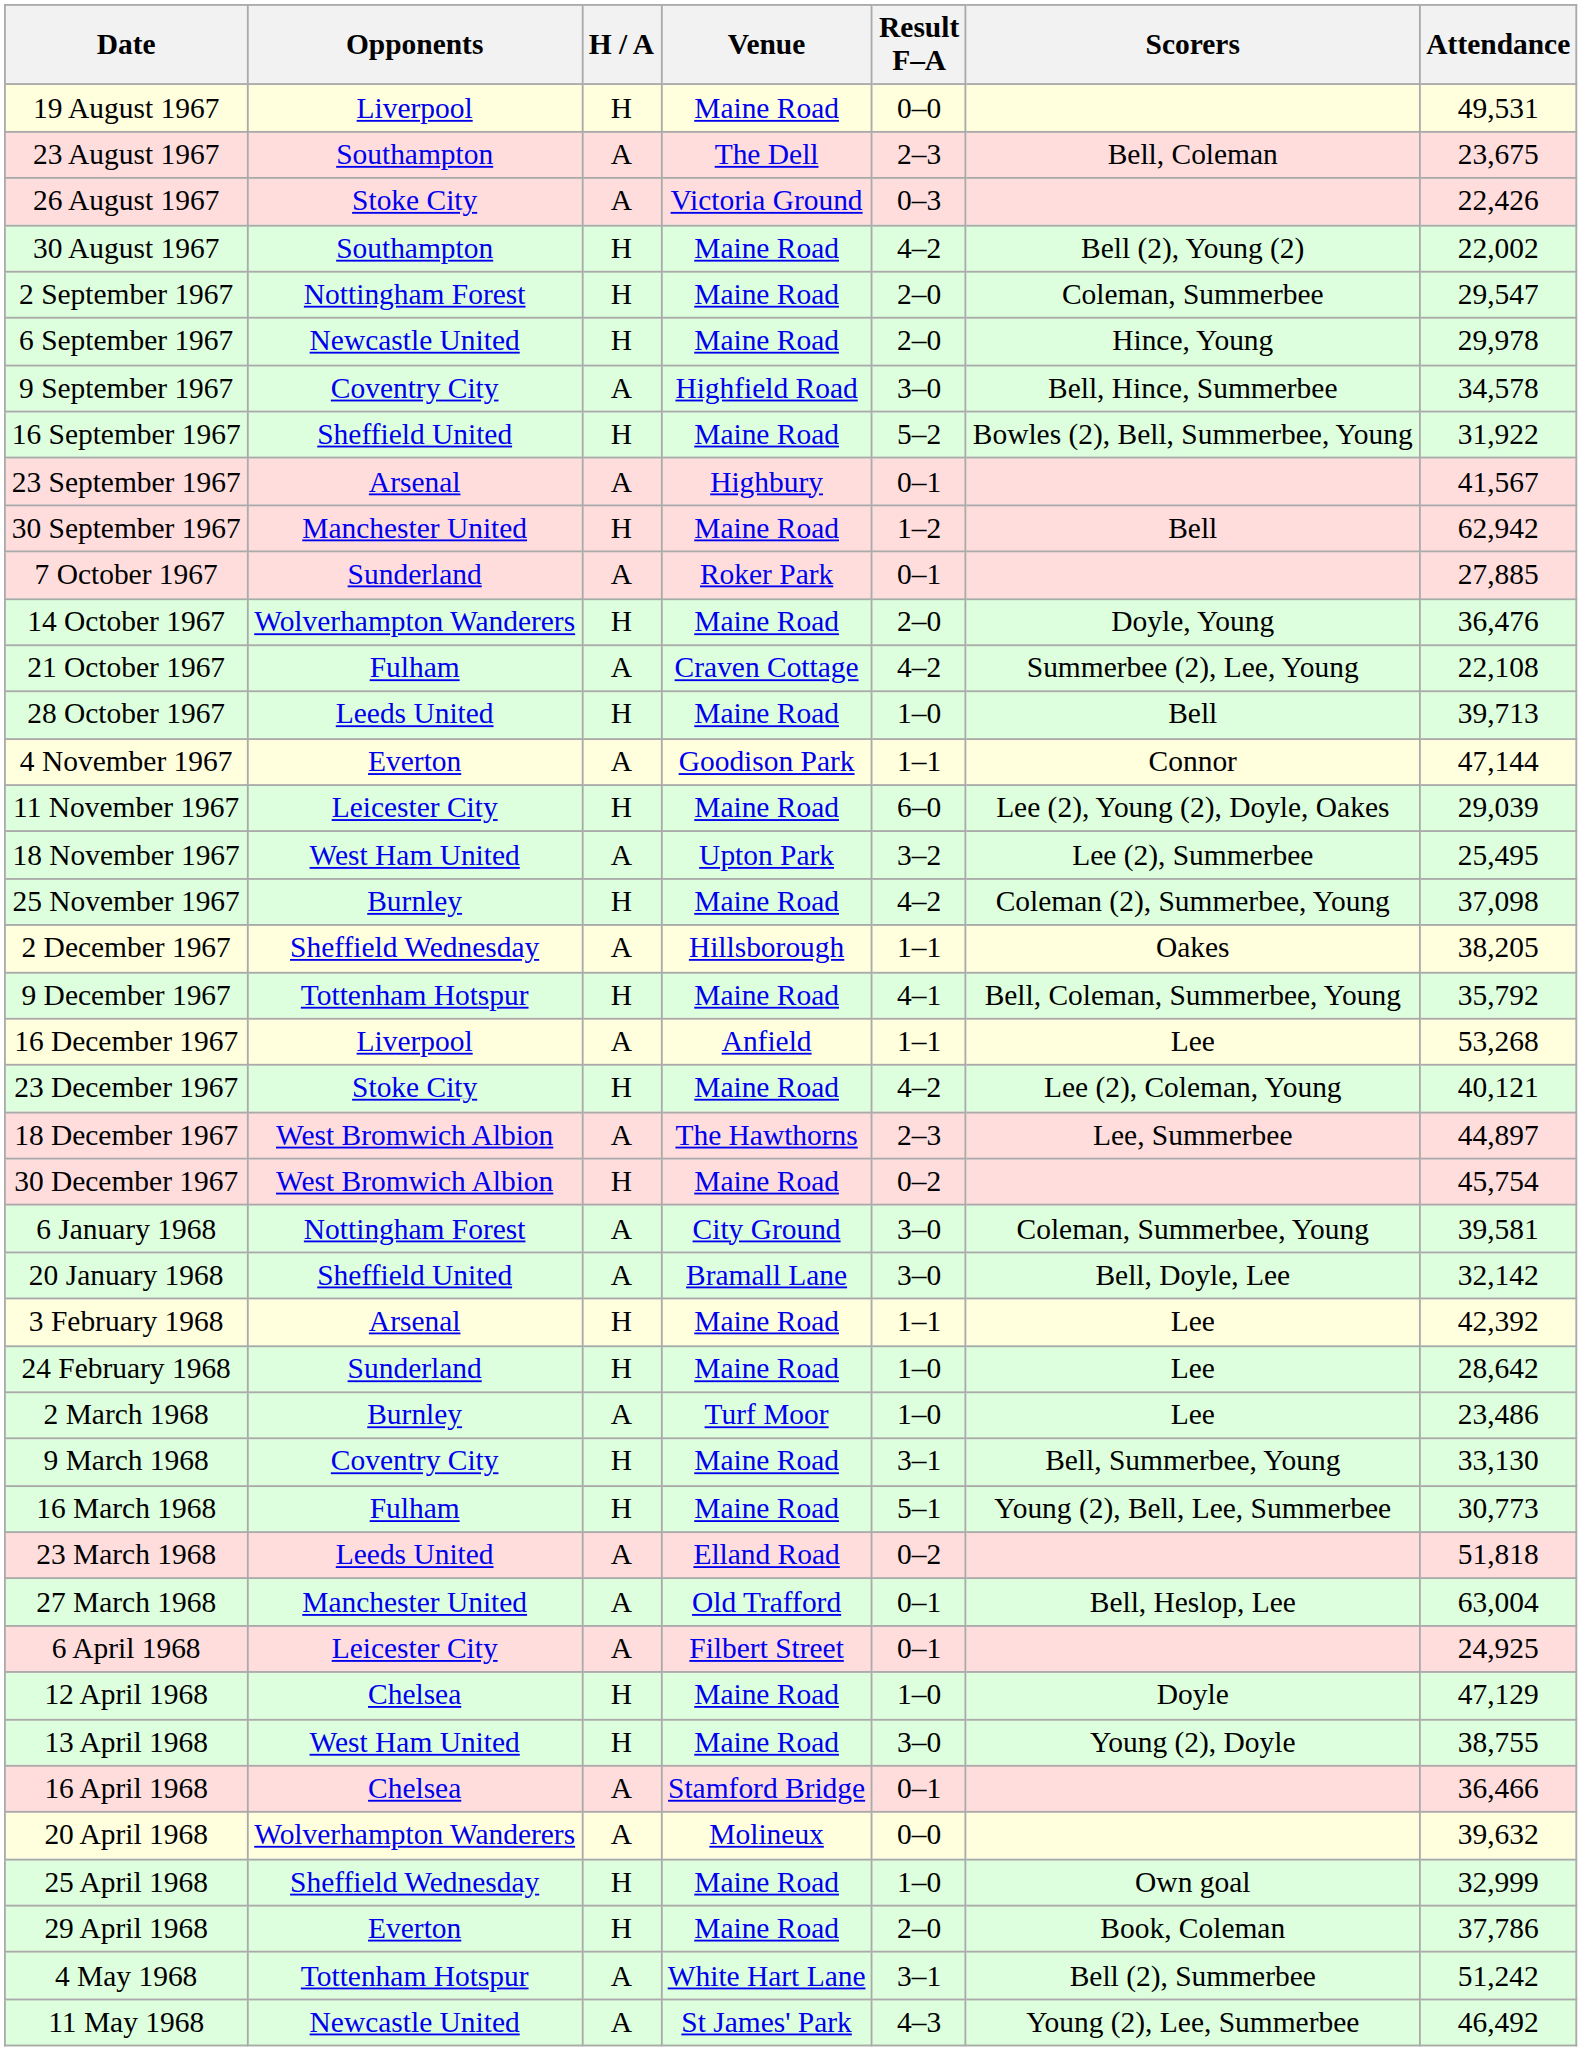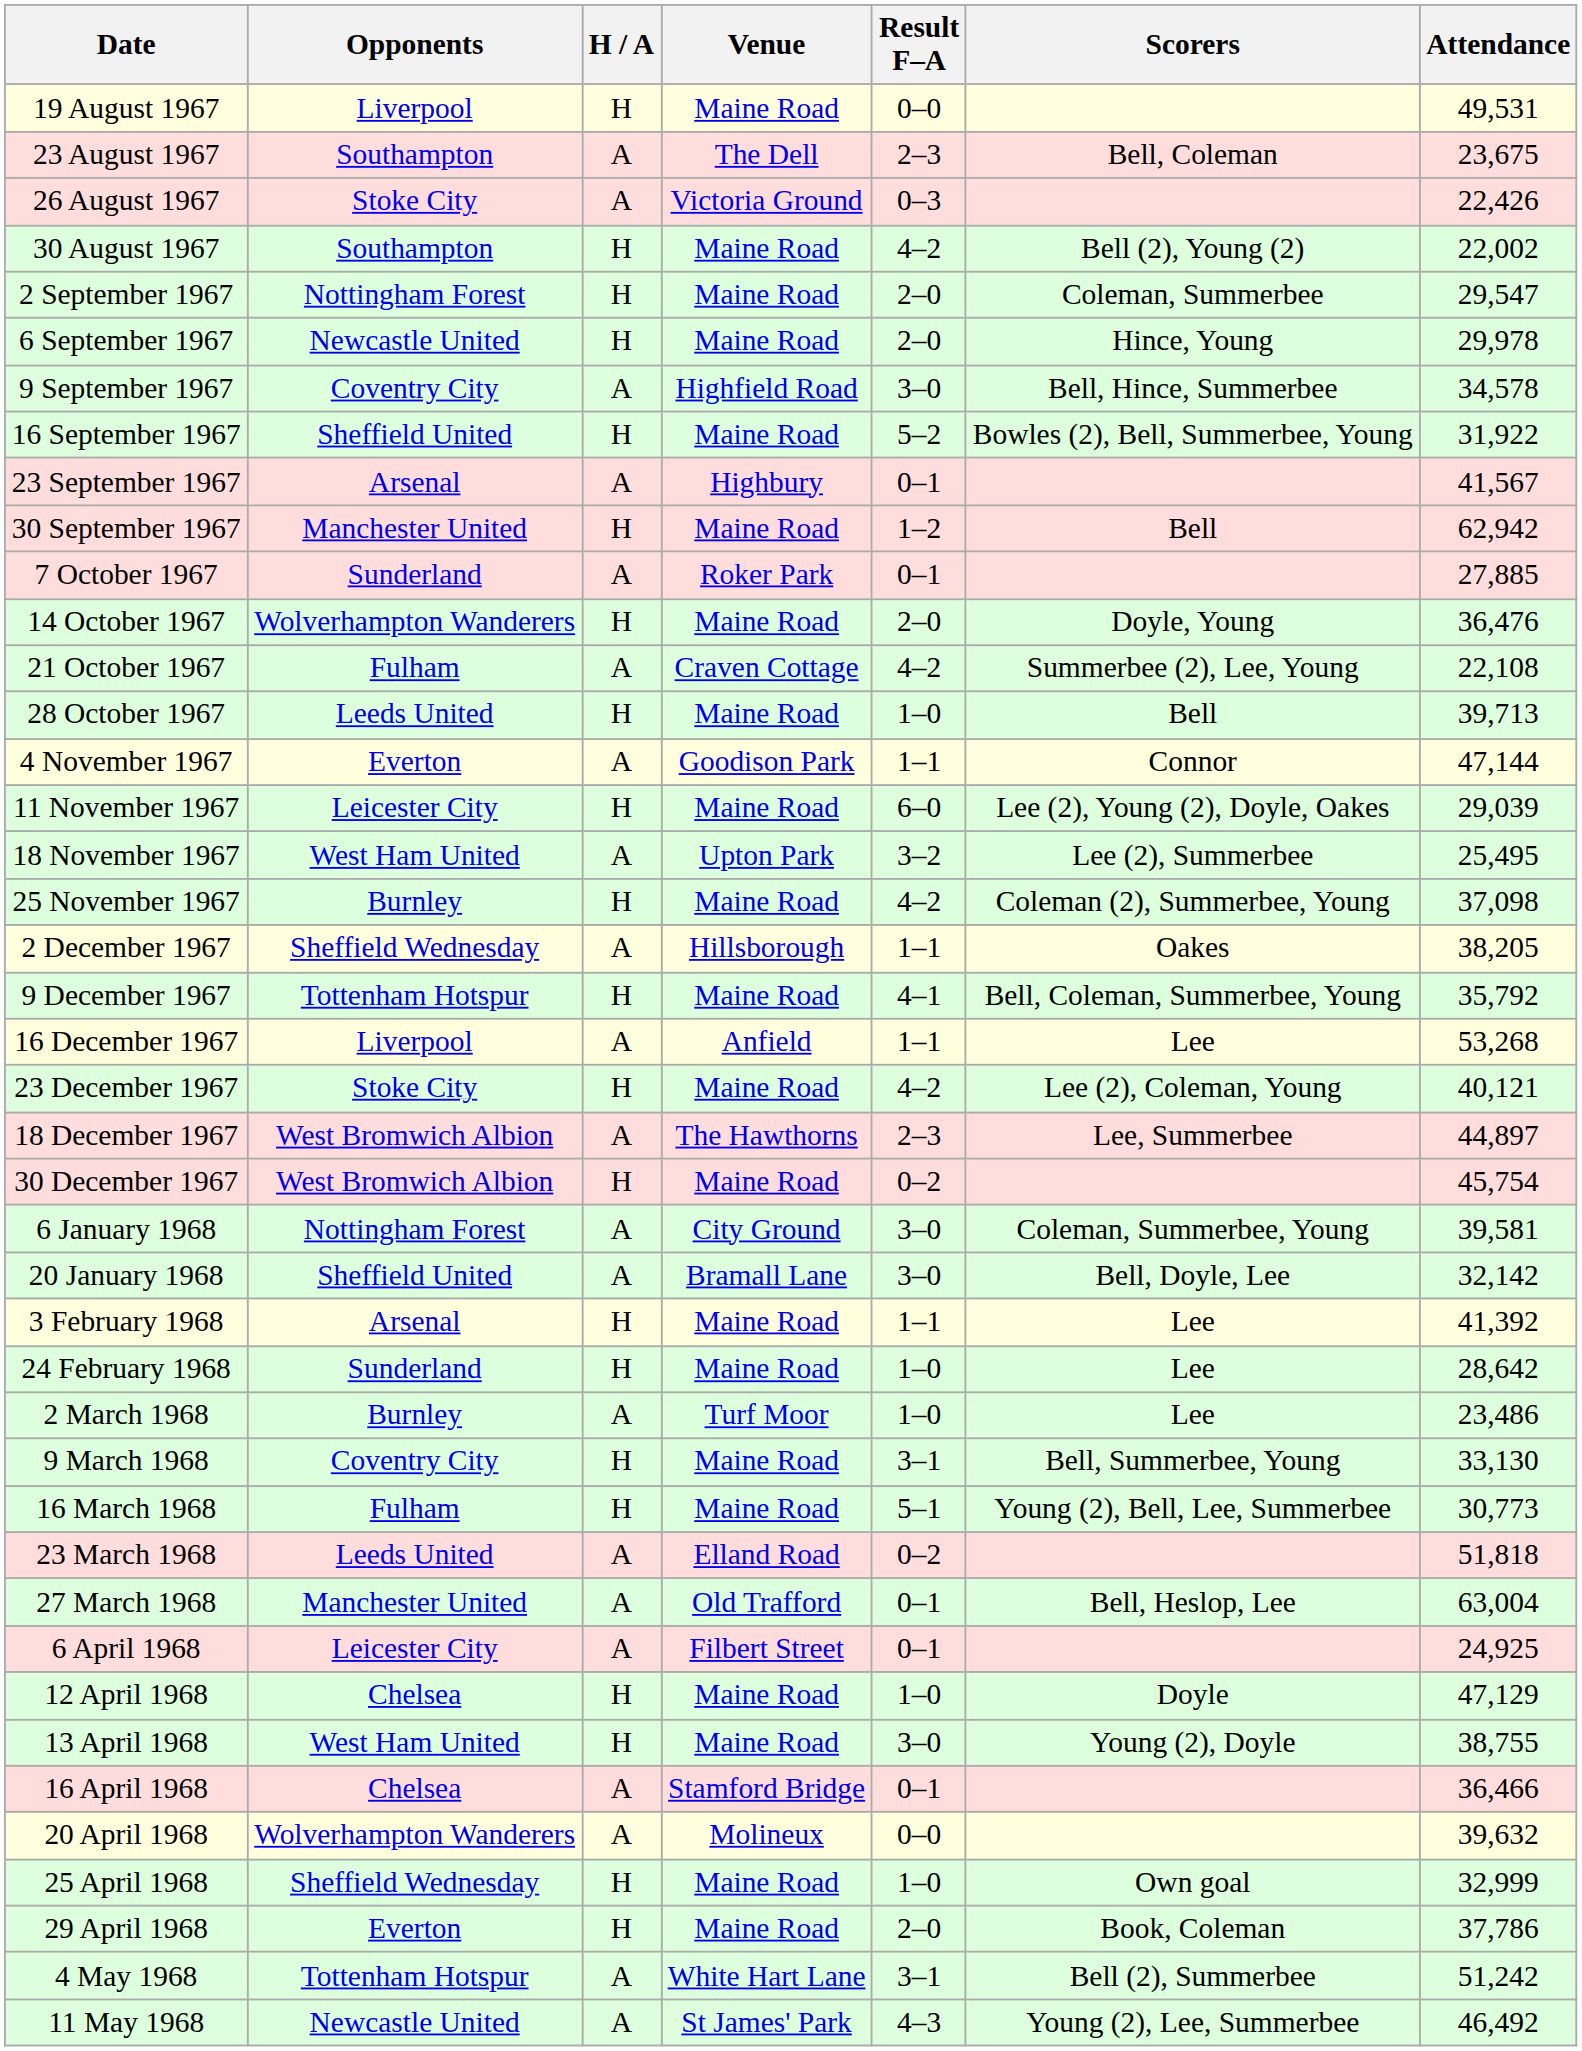(1498, 1321) 42,392 -> (1498, 1321) 41,392
